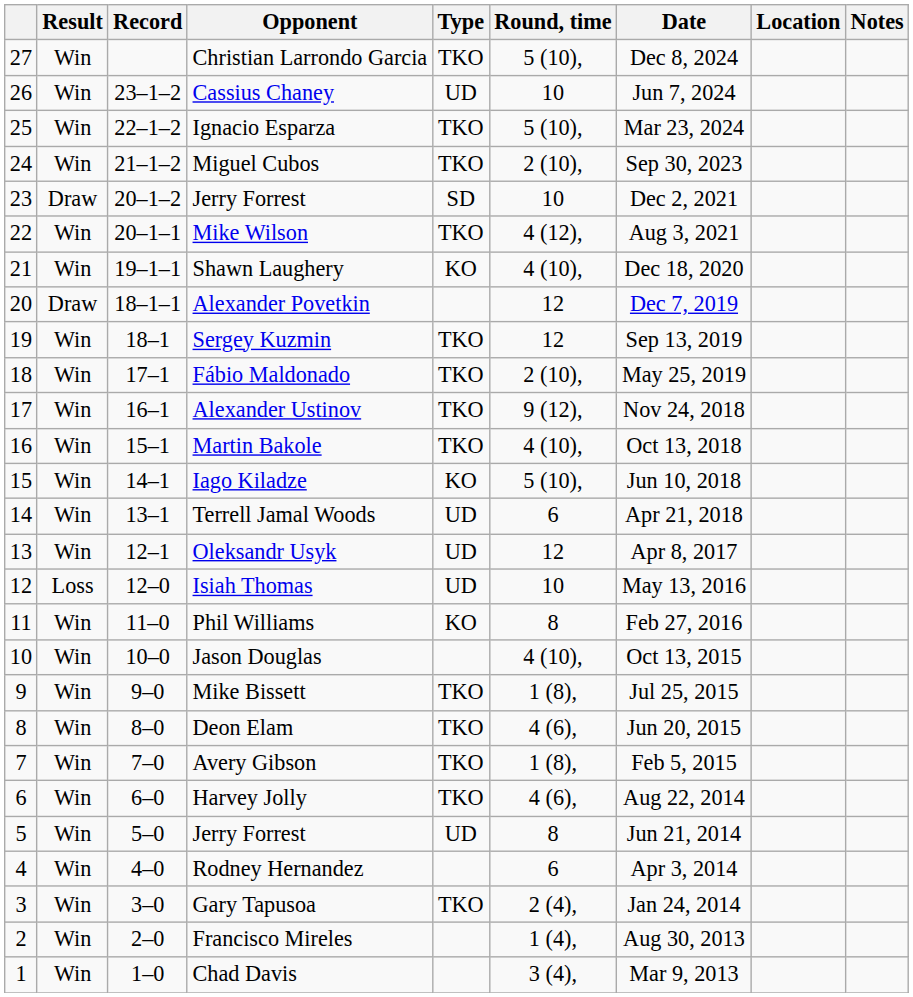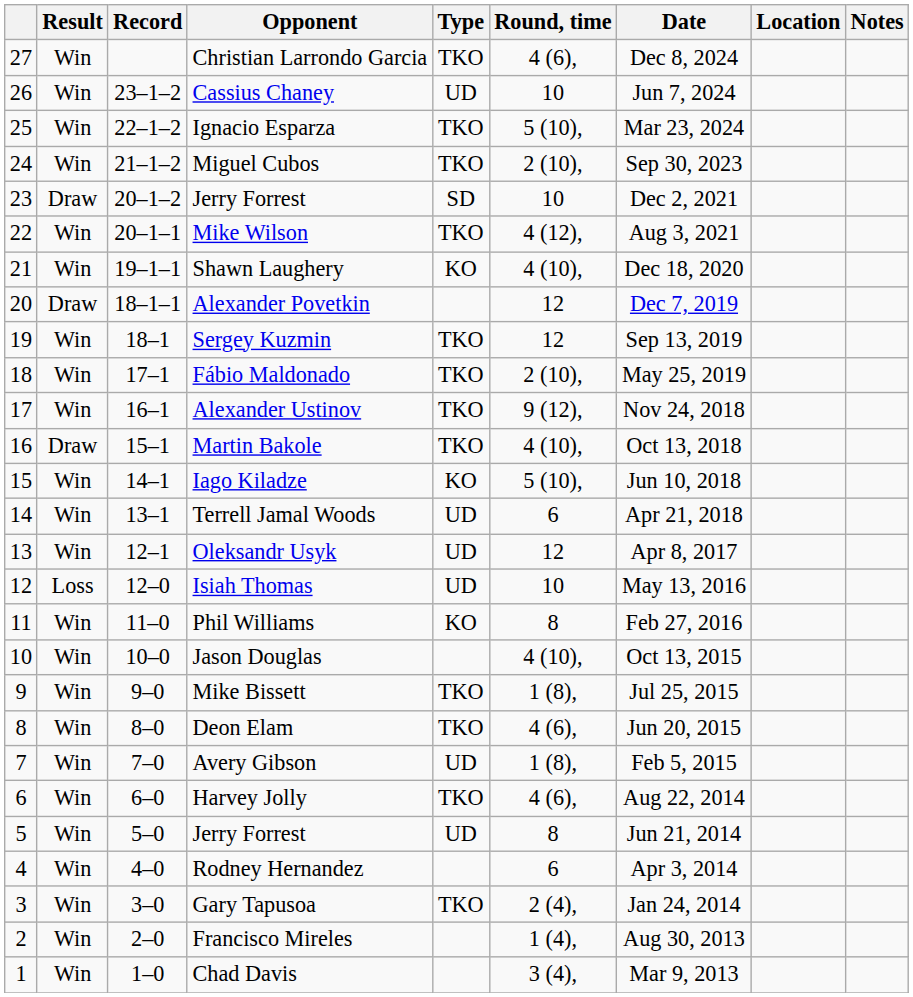(553, 57) 5 (10), -> (553, 57) 4 (6),
(73, 445) Win -> (73, 445) Draw
(461, 762) TKO -> (461, 762) UD
